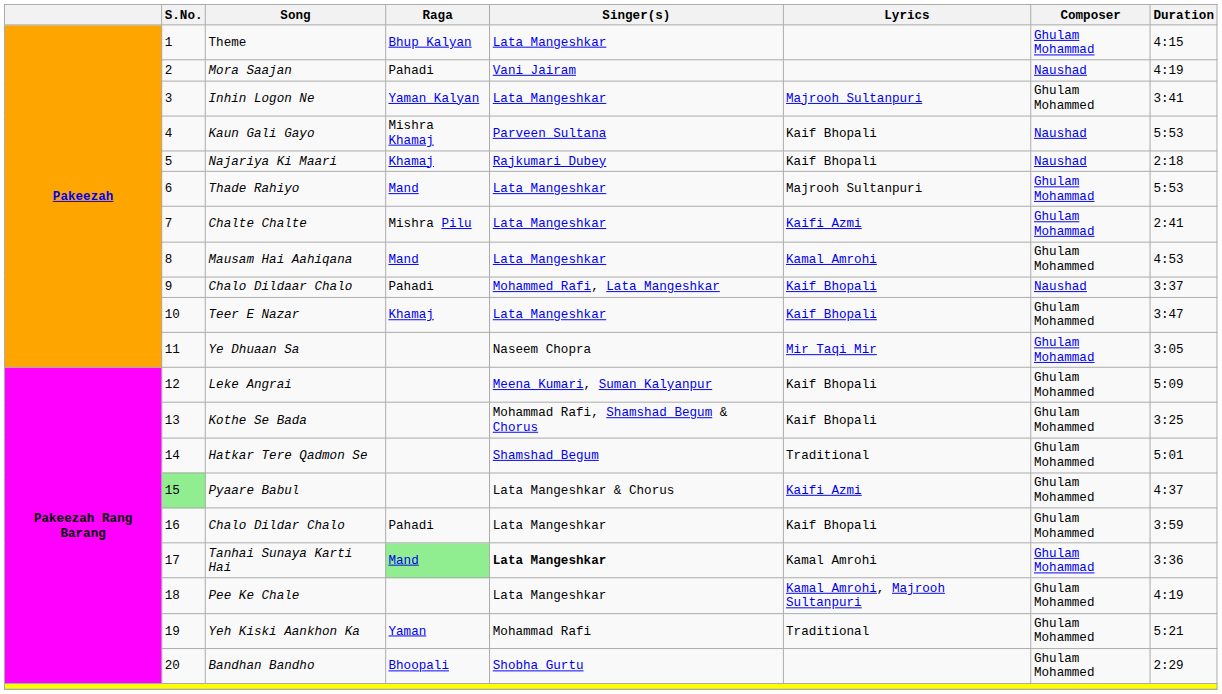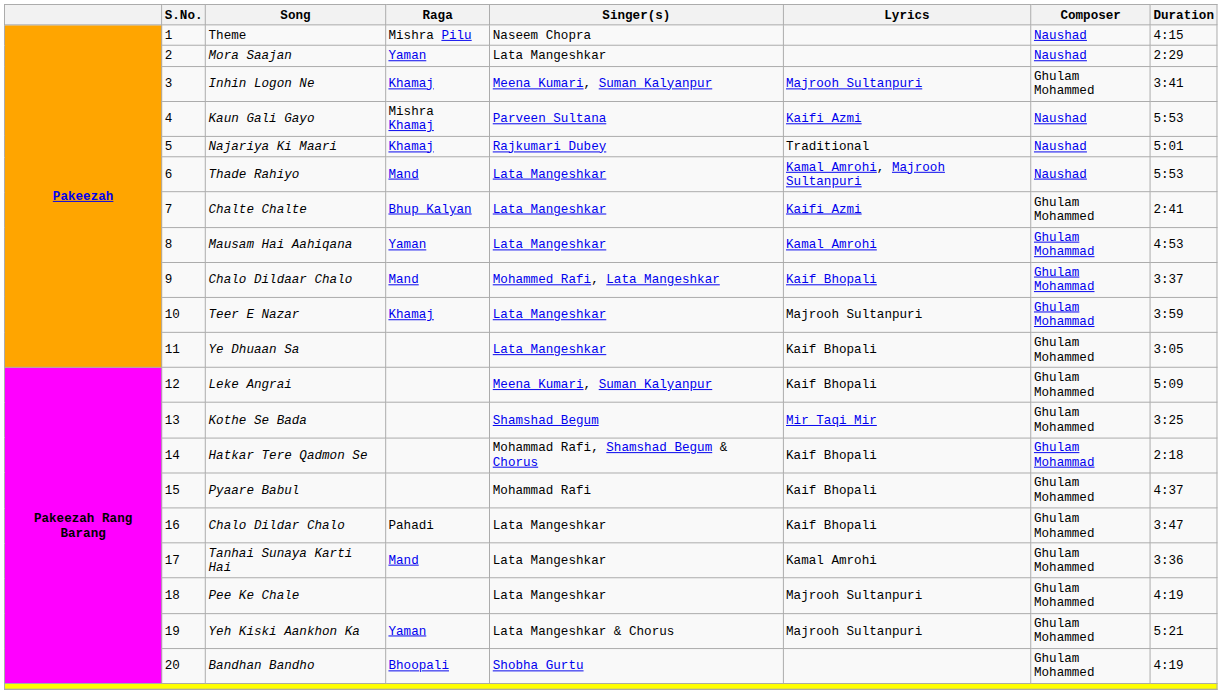(430, 43) Bhup Kalyan -> (430, 35) Mishra Pilu
(550, 43) Lata Mangeshkar -> (542, 35) Naseem Chopra
(1064, 43) Ghulam Mohammad -> (1060, 35) Naushad
(411, 70) Pahadi -> (407, 56) Yaman
(534, 70) Vani Jairam -> (550, 56) Lata Mangeshkar
(1169, 70) 4:19 -> (1169, 56) 2:29
(434, 98) Yaman Kalyan -> (411, 84) Khamaj
(550, 98) Lata Mangeshkar -> (602, 84) Meena Kumari, Suman Kalyanpur
(831, 133) Kaif Bhopali -> (824, 119) Kaifi Azmi
(831, 161) Kaif Bhopali -> (828, 147) Traditional
(1169, 161) 2:18 -> (1169, 147) 5:01
(854, 189) Majrooh Sultanpuri -> (865, 174) Kamal Amrohi, Majrooh Sultanpuri
(1064, 189) Ghulam Mohammad -> (1060, 174) Naushad
(430, 224) Mishra Pilu -> (430, 210) Bhup Kalyan
(1064, 224) Ghulam Mohammad -> (1064, 210) Ghulam Mohammed
(404, 259) Mand -> (407, 245) Yaman
(1064, 259) Ghulam Mohammed -> (1064, 245) Ghulam Mohammad
(411, 287) Pahadi -> (404, 280) Mand
(1060, 287) Naushad -> (1064, 280) Ghulam Mohammad
(831, 315) Kaif Bhopali -> (854, 315) Majrooh Sultanpuri
(1064, 315) Ghulam Mohammed -> (1064, 315) Ghulam Mohammad
(1169, 315) 3:47 -> (1169, 315) 3:59
(542, 350) Naseem Chopra -> (550, 350) Lata Mangeshkar
(831, 350) Mir Taqi Mir -> (831, 350) Kaif Bhopali
(1064, 350) Ghulam Mohammad -> (1064, 350) Ghulam Mohammed
(610, 420) Mohammad Rafi, Shamshad Begum & Chorus -> (546, 420) Shamshad Begum
(831, 420) Kaif Bhopali -> (831, 420) Mir Taqi Mir
(546, 455) Shamshad Begum -> (610, 455) Mohammad Rafi, Shamshad Begum & Chorus
(828, 455) Traditional -> (831, 455) Kaif Bhopali
(1064, 455) Ghulam Mohammed -> (1064, 455) Ghulam Mohammad
(1169, 455) 5:01 -> (1169, 455) 2:18
(172, 490) lightgreen background -> (172, 490) no background
(584, 490) Lata Mangeshkar & Chorus -> (542, 490) Mohammad Rafi
(824, 490) Kaifi Azmi -> (831, 490) Kaif Bhopali
(1169, 525) 3:59 -> (1169, 525) 3:47
(404, 561) lightgreen background -> (404, 561) no background
(550, 561) bold -> (550, 561) normal
(1064, 561) Ghulam Mohammad -> (1064, 561) Ghulam Mohammed
(865, 596) Kamal Amrohi, Majrooh Sultanpuri -> (854, 596) Majrooh Sultanpuri
(542, 631) Mohammad Rafi -> (584, 631) Lata Mangeshkar & Chorus
(828, 631) Traditional -> (854, 631) Majrooh Sultanpuri
(1169, 666) 2:29 -> (1169, 666) 4:19
